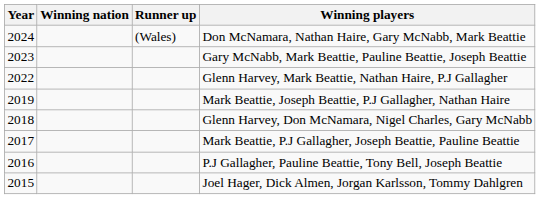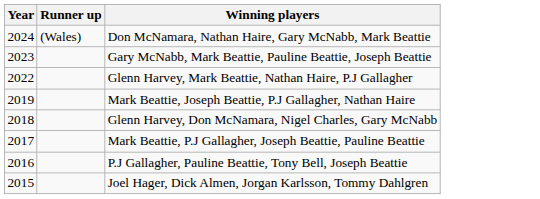- column: (85, 15)
